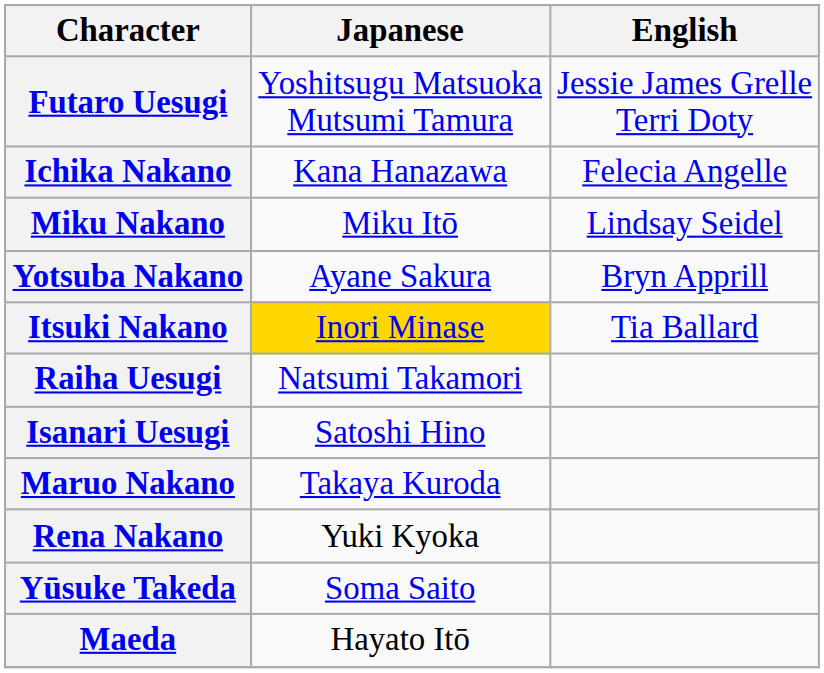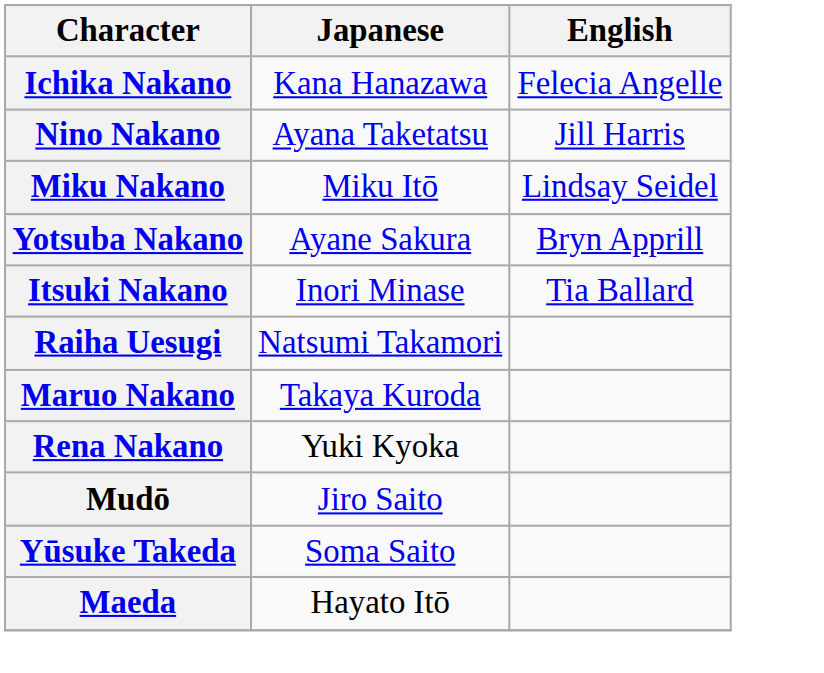- row: (128, 100)
+ row: (128, 134)
(400, 327) gold background -> (380, 290) no background
- row: (128, 431)
+ row: (128, 498)
